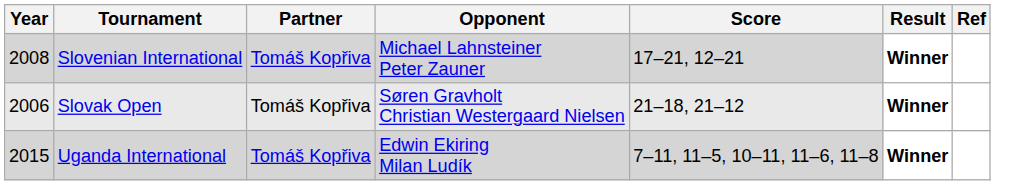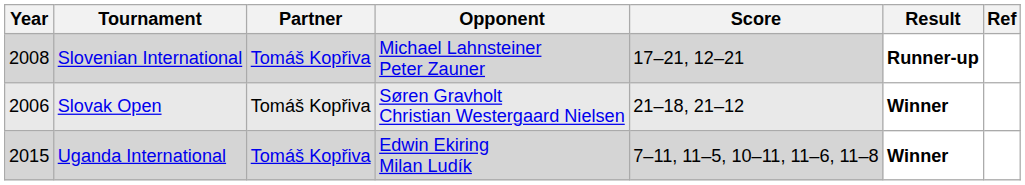(918, 58) Winner -> (933, 58) Runner-up
